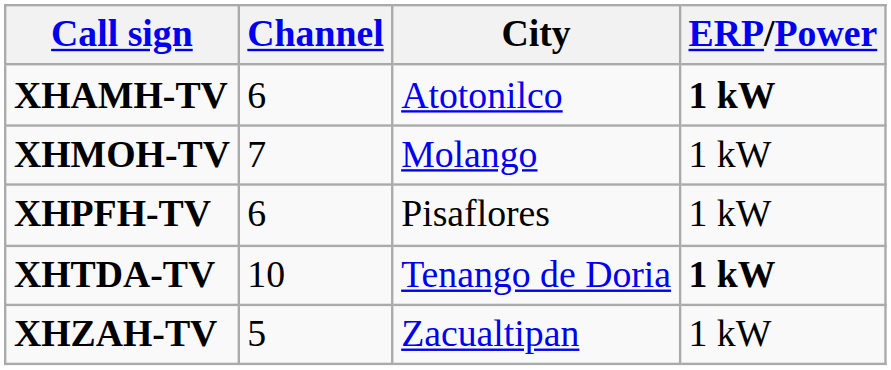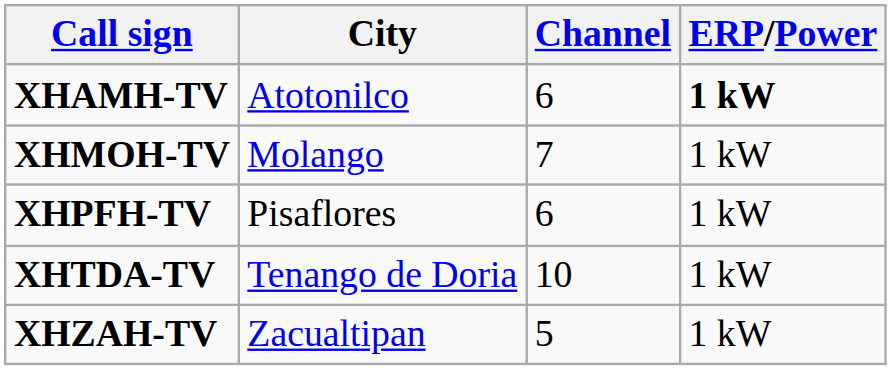columns swapped: (316, 34) <-> (536, 34)
(732, 273) bold -> (730, 273) normal
